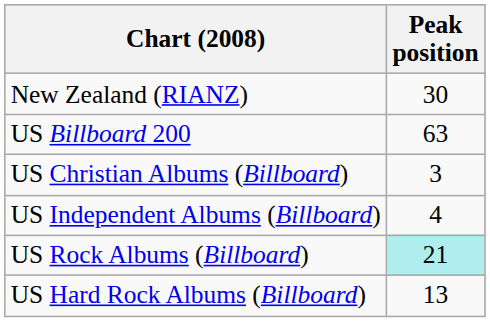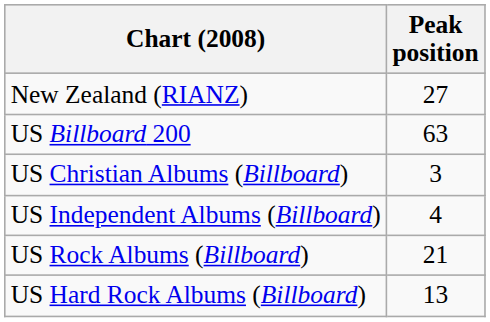(436, 93) 30 -> (436, 93) 27
(436, 255) paleturquoise background -> (436, 255) no background
